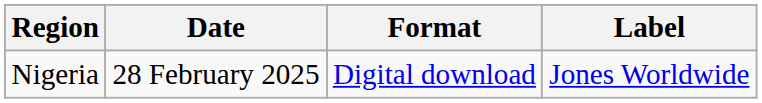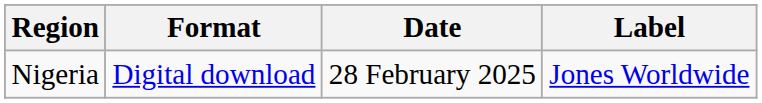columns swapped: (216, 27) <-> (434, 27)
